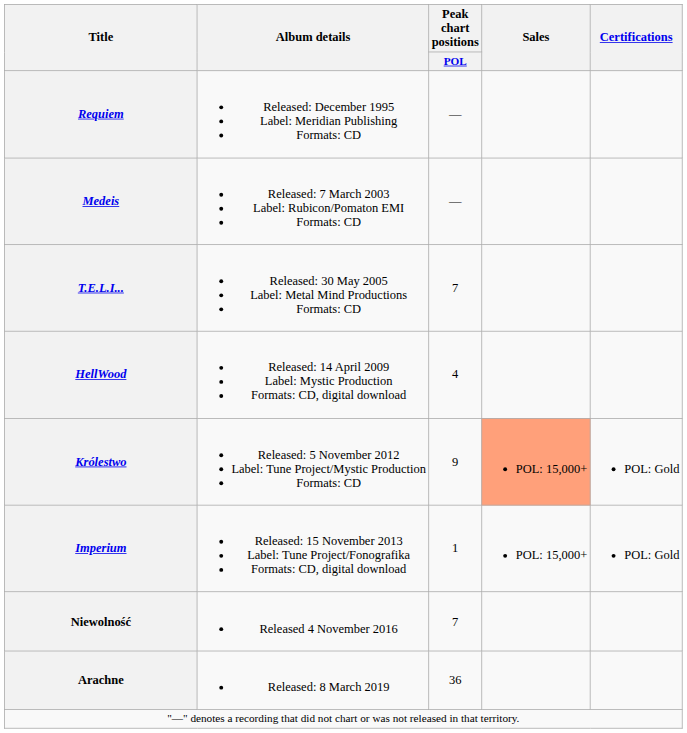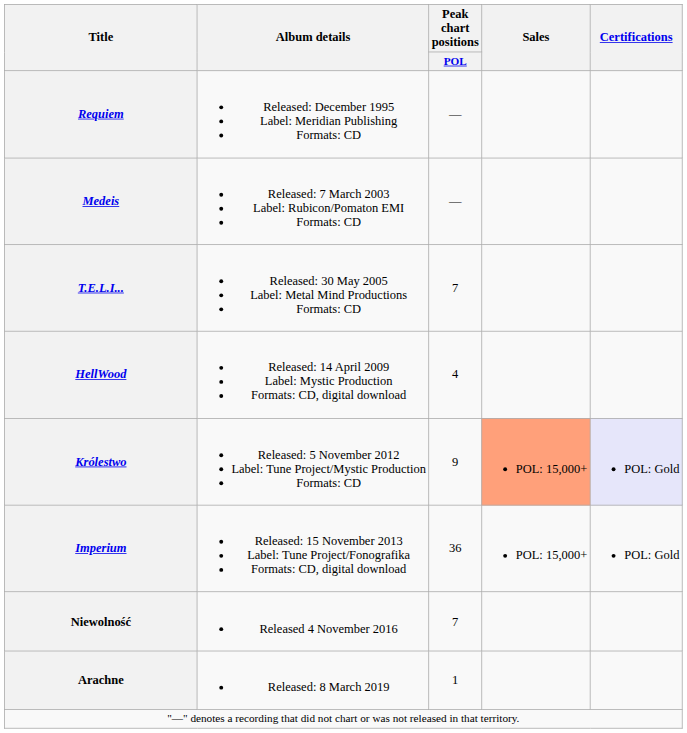(636, 469) no background -> (636, 469) lavender background
(455, 548) 1 -> (455, 548) 36
(455, 680) 36 -> (455, 680) 1
